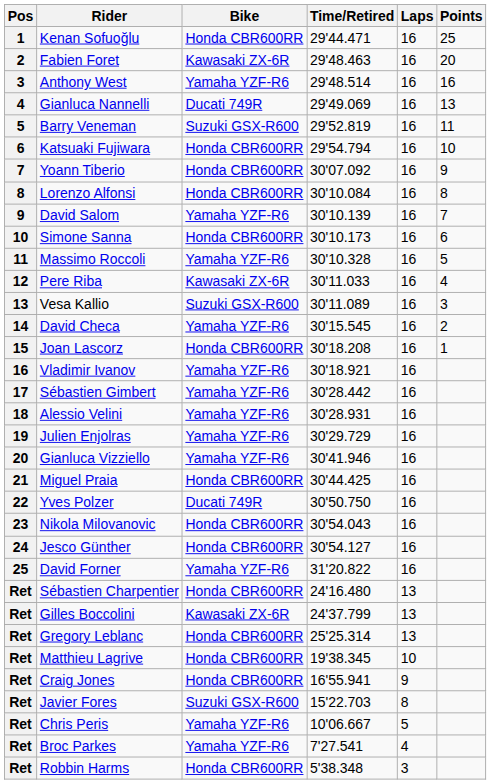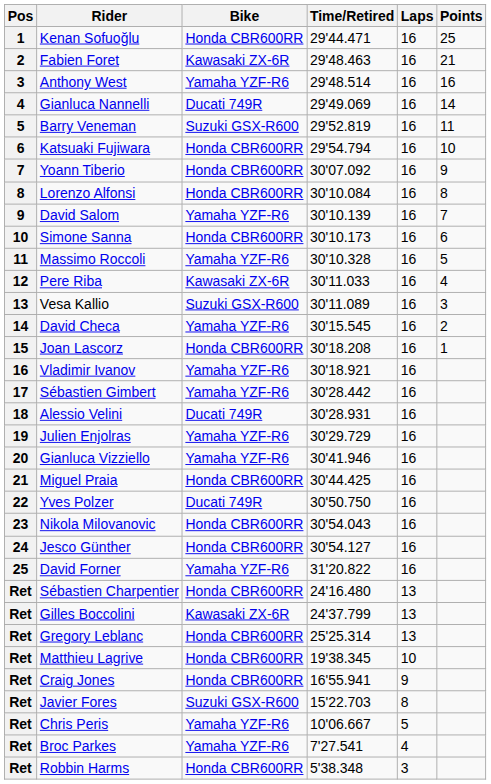(448, 60) 20 -> (448, 60) 21
(448, 104) 13 -> (448, 104) 14
(237, 414) Yamaha YZF-R6 -> (224, 414) Ducati 749R
